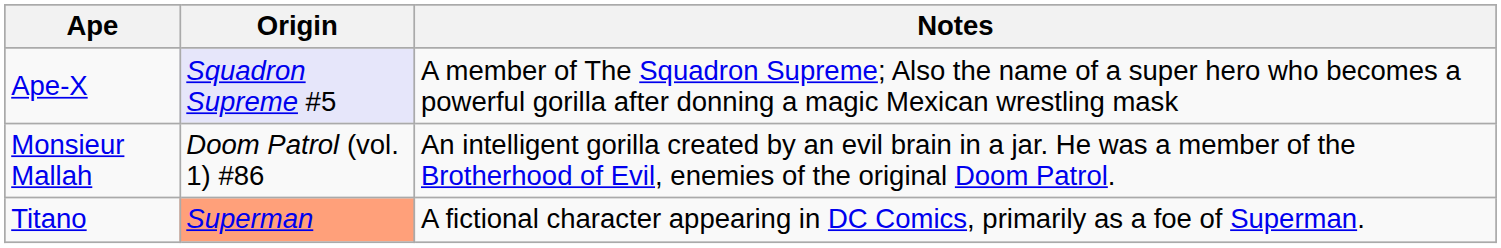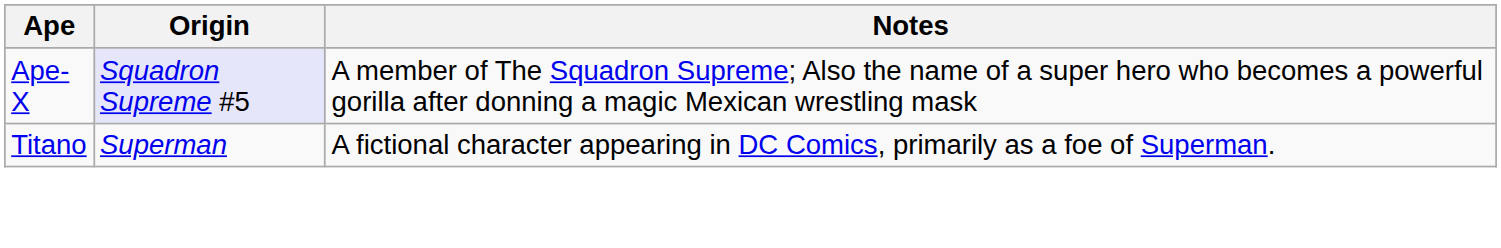- row: (68, 160)
(250, 219) lightsalmon background -> (163, 144) no background
